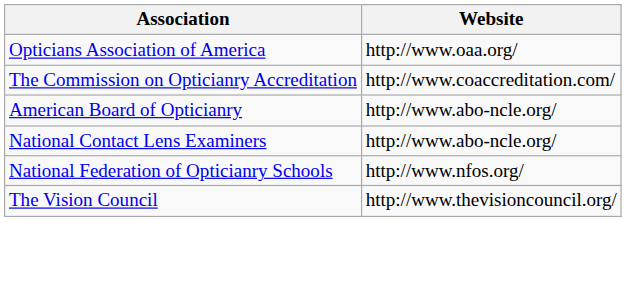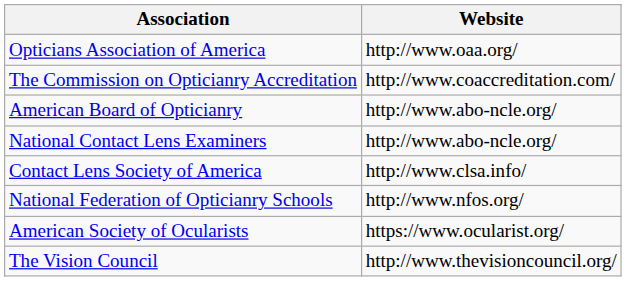+ row: (135, 170)
+ row: (129, 230)
